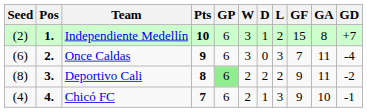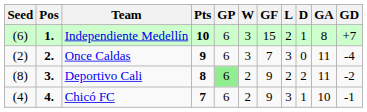columns swapped: (265, 14) <-> (299, 14)
(20, 35) (2) -> (20, 35) (6)
(20, 55) (6) -> (20, 55) (2)
